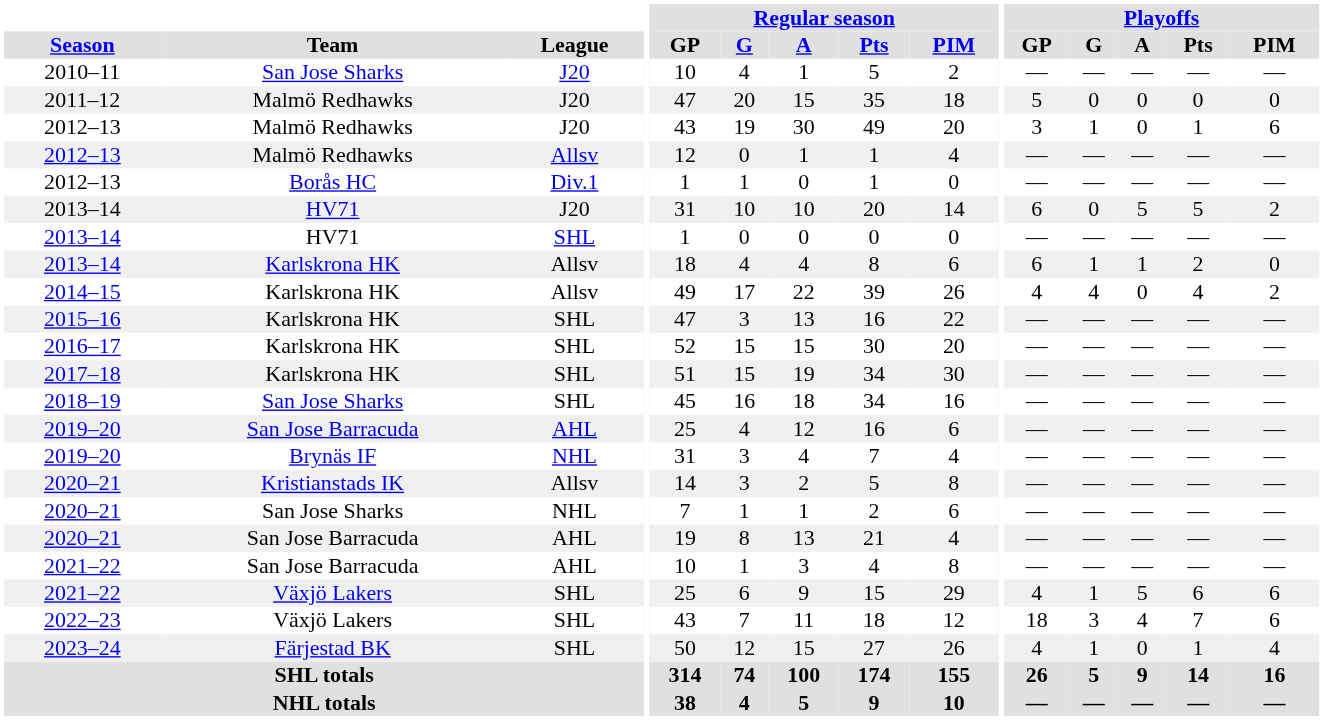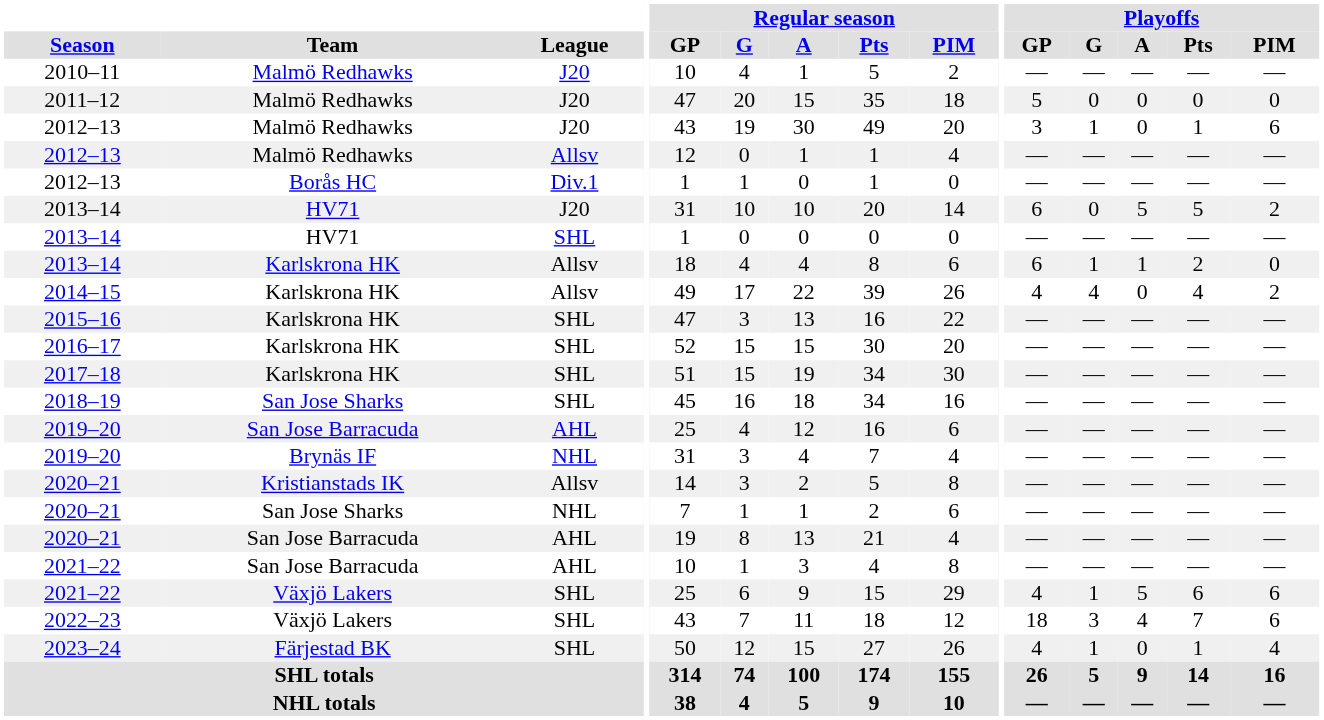(333, 72) San Jose Sharks -> (333, 72) Malmö Redhawks
